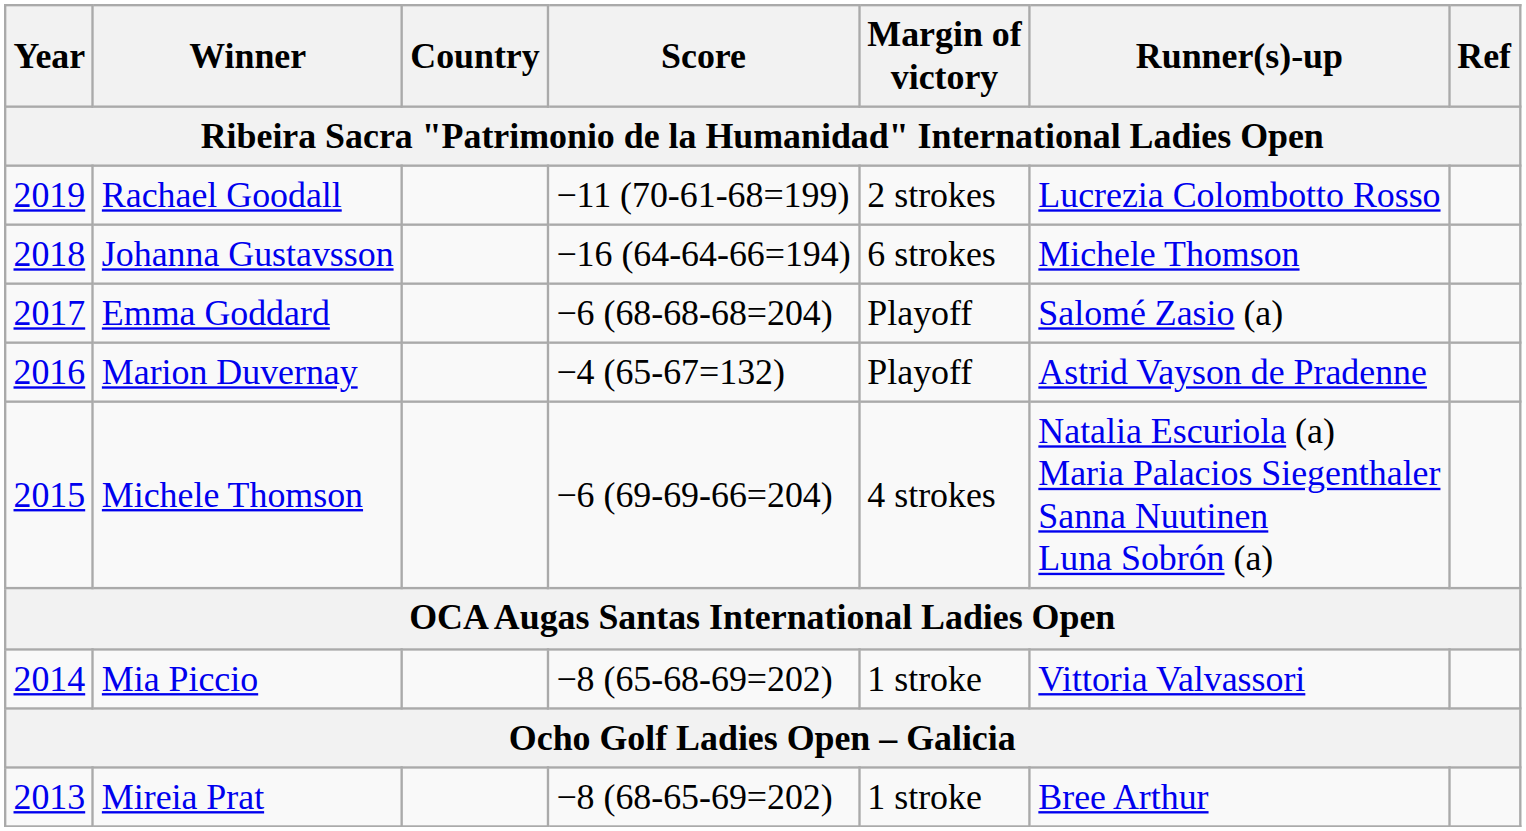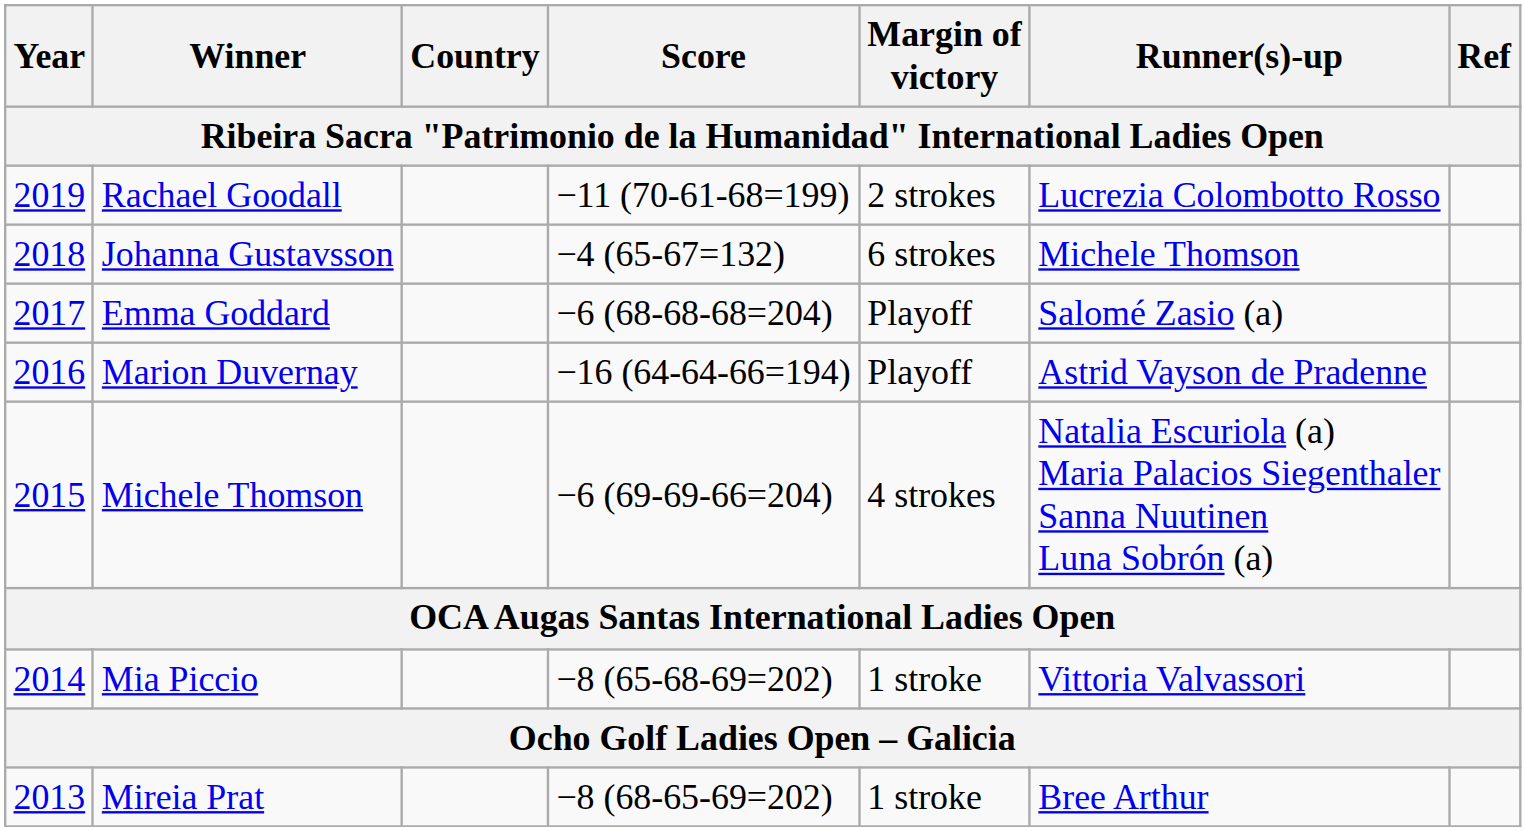(704, 254) −16 (64-64-66=194) -> (671, 254) −4 (65-67=132)
(671, 372) −4 (65-67=132) -> (704, 372) −16 (64-64-66=194)
